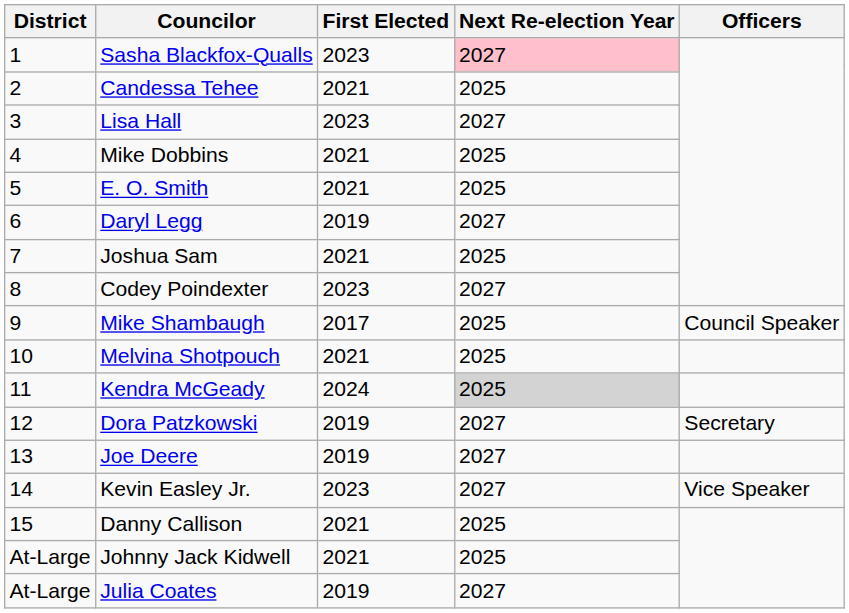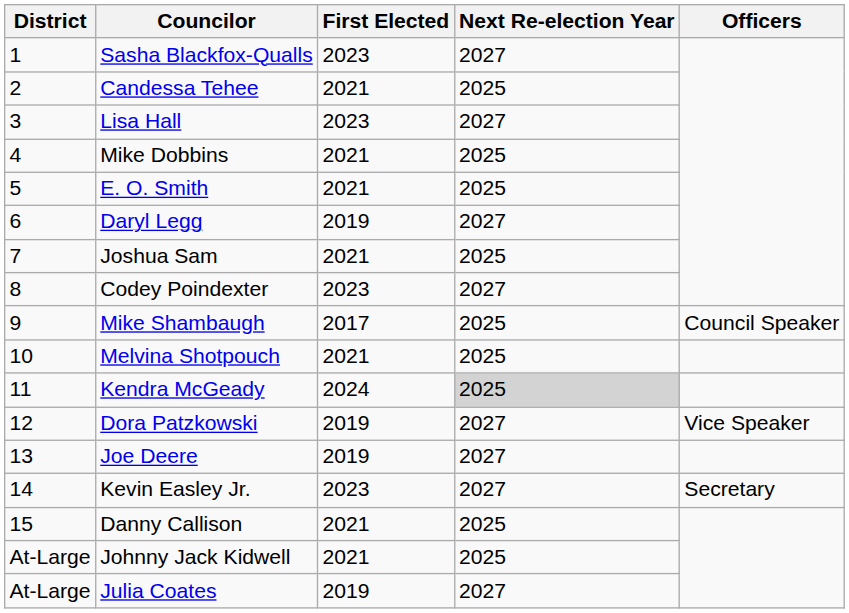(482, 54) pink background -> (482, 54) no background
(730, 423) Secretary -> (747, 423) Vice Speaker
(747, 490) Vice Speaker -> (730, 490) Secretary
